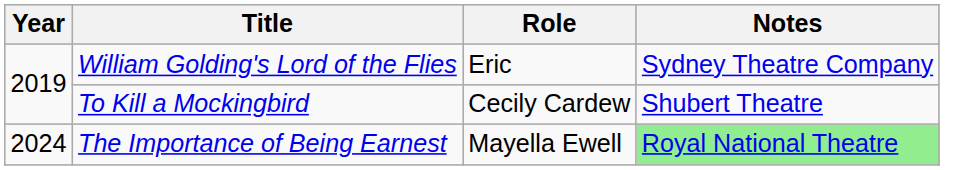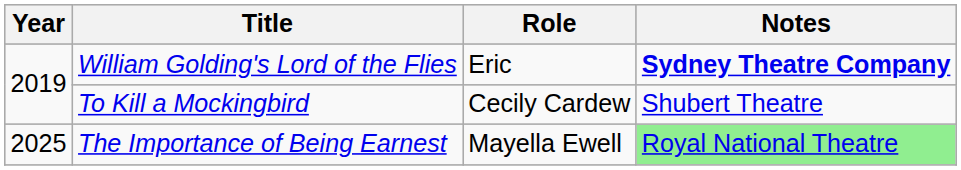(788, 64) normal -> (796, 64) bold
(39, 143) 2024 -> (39, 143) 2025
